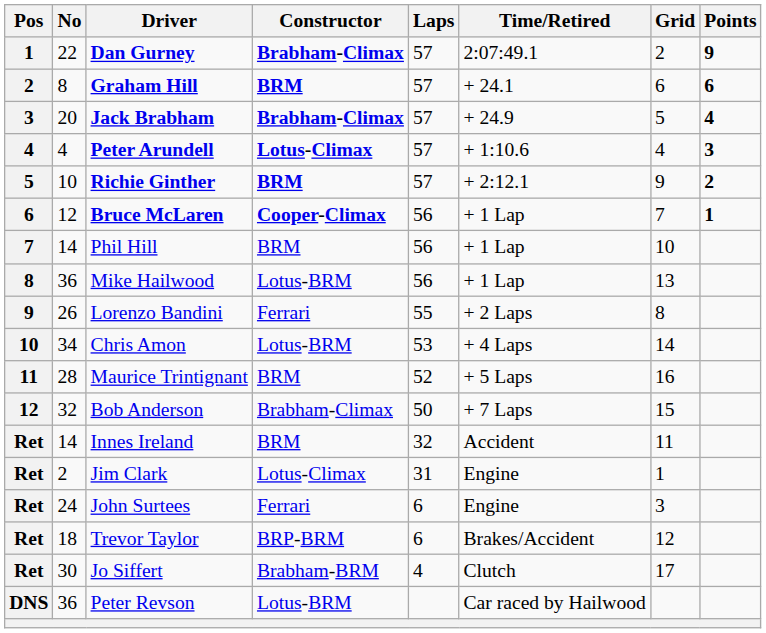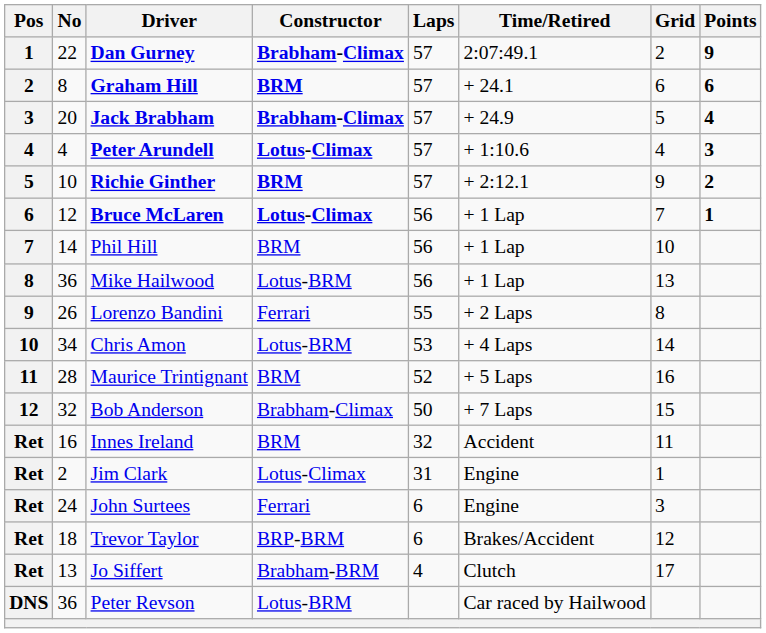(321, 214) Cooper-Climax -> (315, 214) Lotus-Climax
(67, 441) 14 -> (67, 441) 16
(67, 570) 30 -> (67, 570) 13
